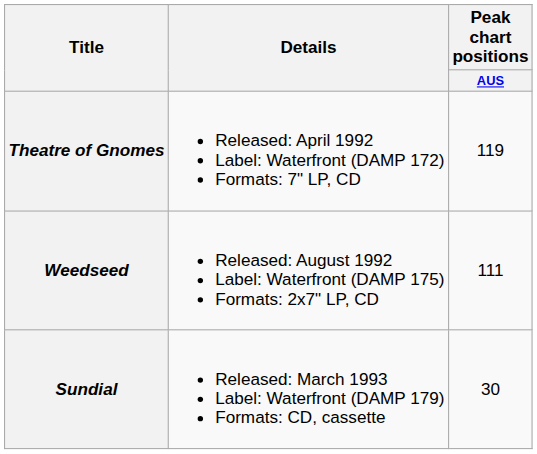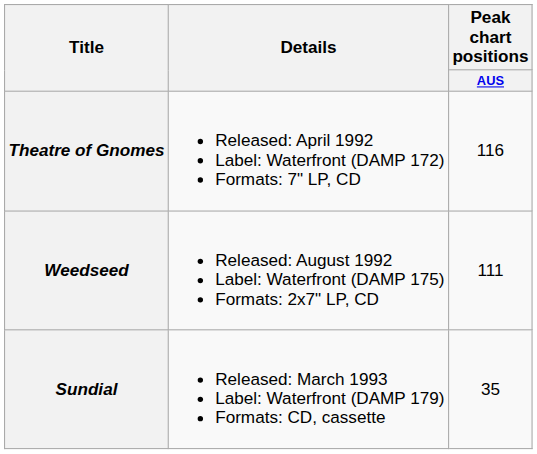(490, 150) 119 -> (490, 150) 116
(490, 389) 30 -> (490, 389) 35
